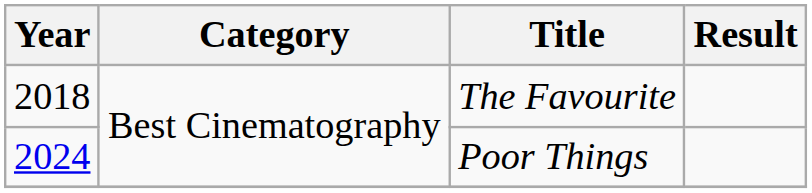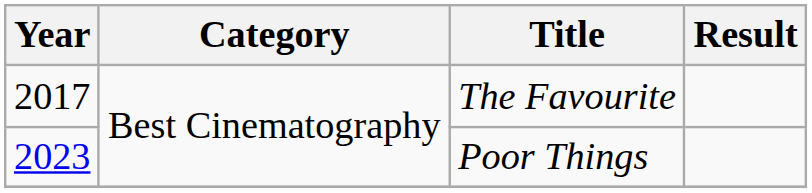(52, 95) 2018 -> (52, 95) 2017
(52, 156) 2024 -> (52, 156) 2023
